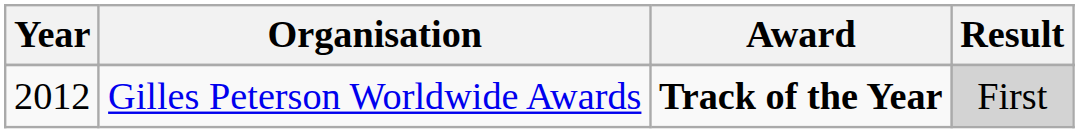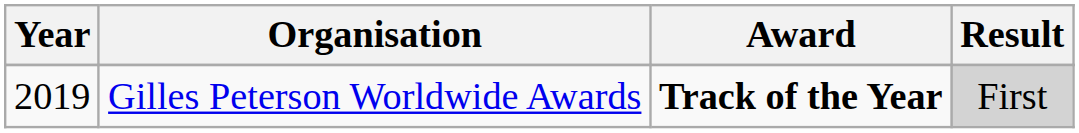(52, 95) 2012 -> (52, 95) 2019
